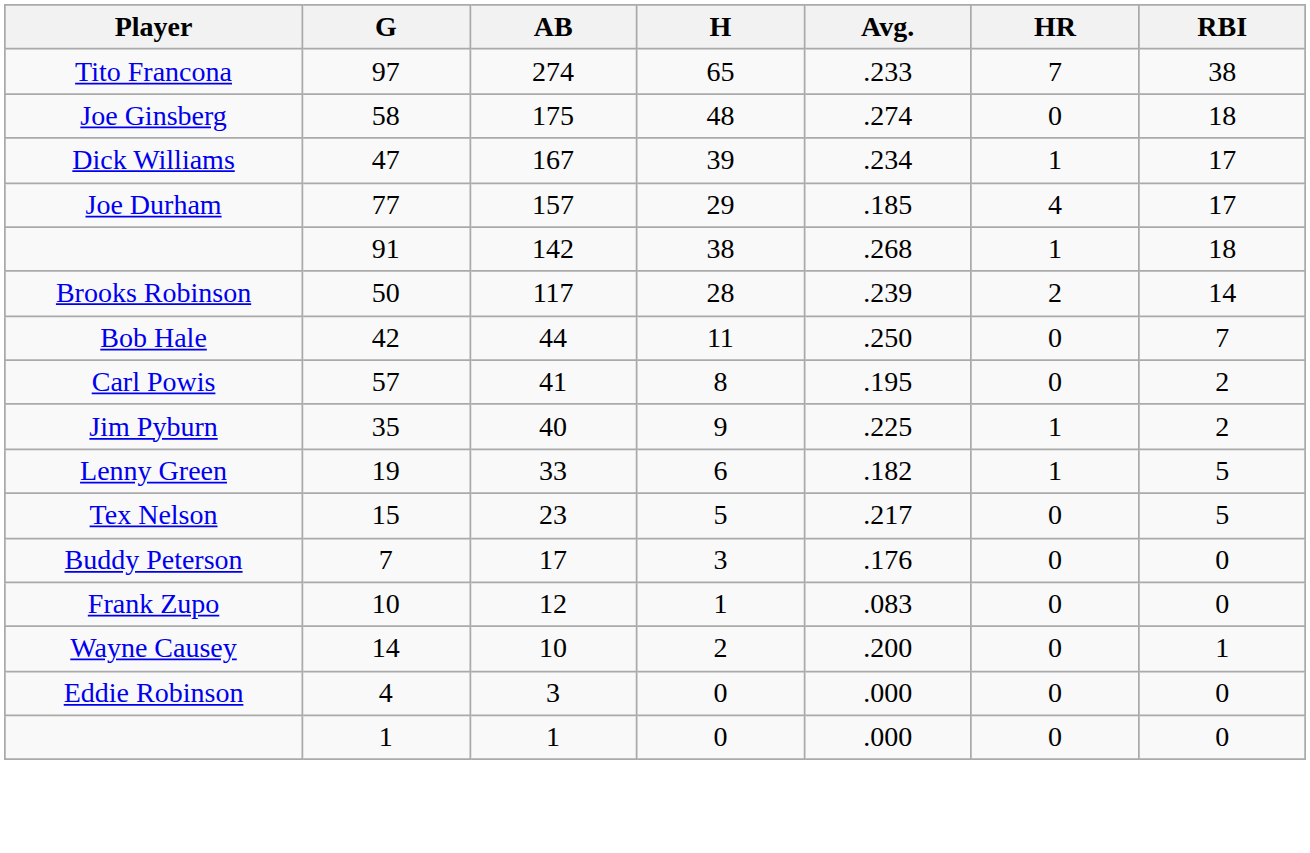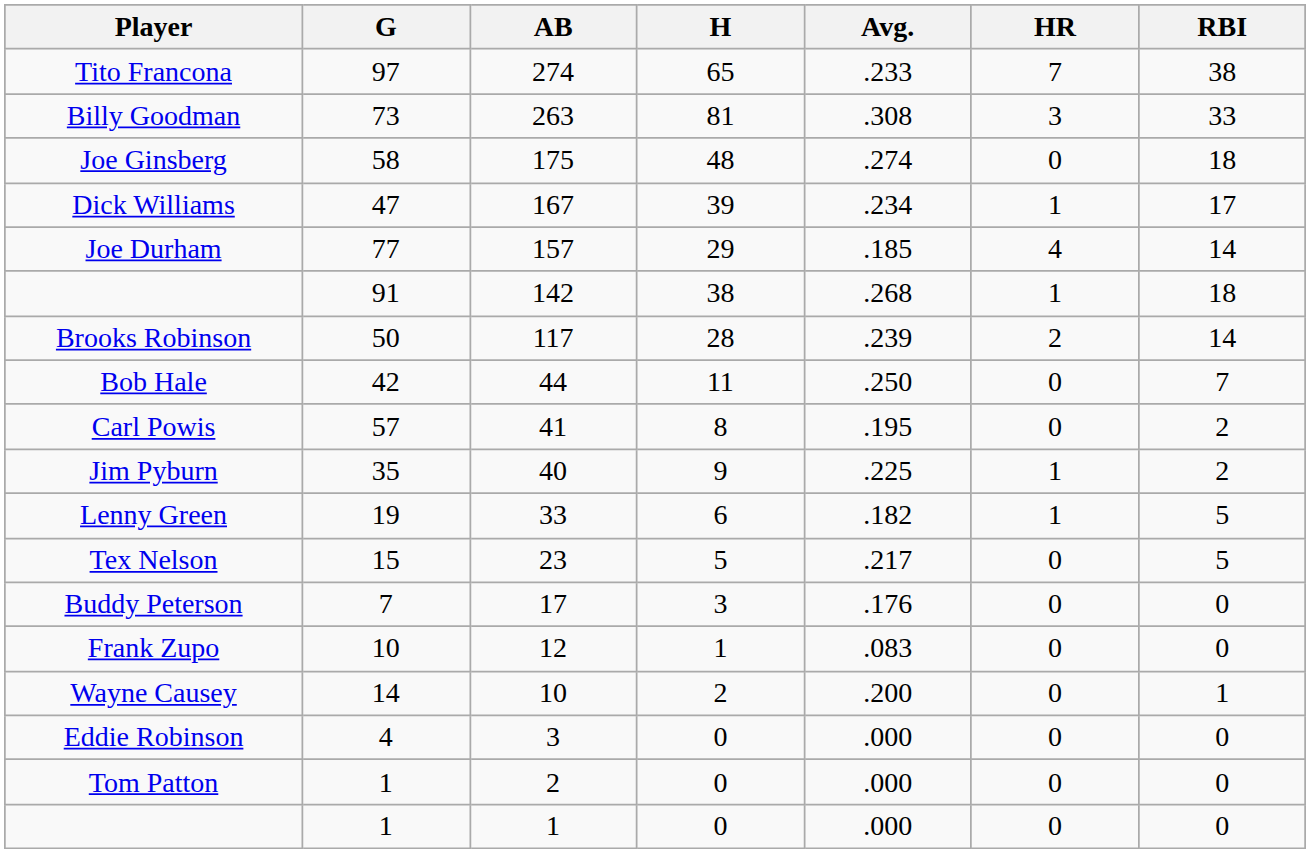+ row: (154, 115)
(1222, 204) 17 -> (1222, 248) 14
+ row: (154, 781)
